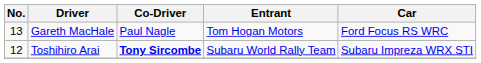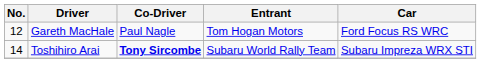(16, 31) 13 -> (16, 31) 12
(16, 49) 12 -> (16, 49) 14
